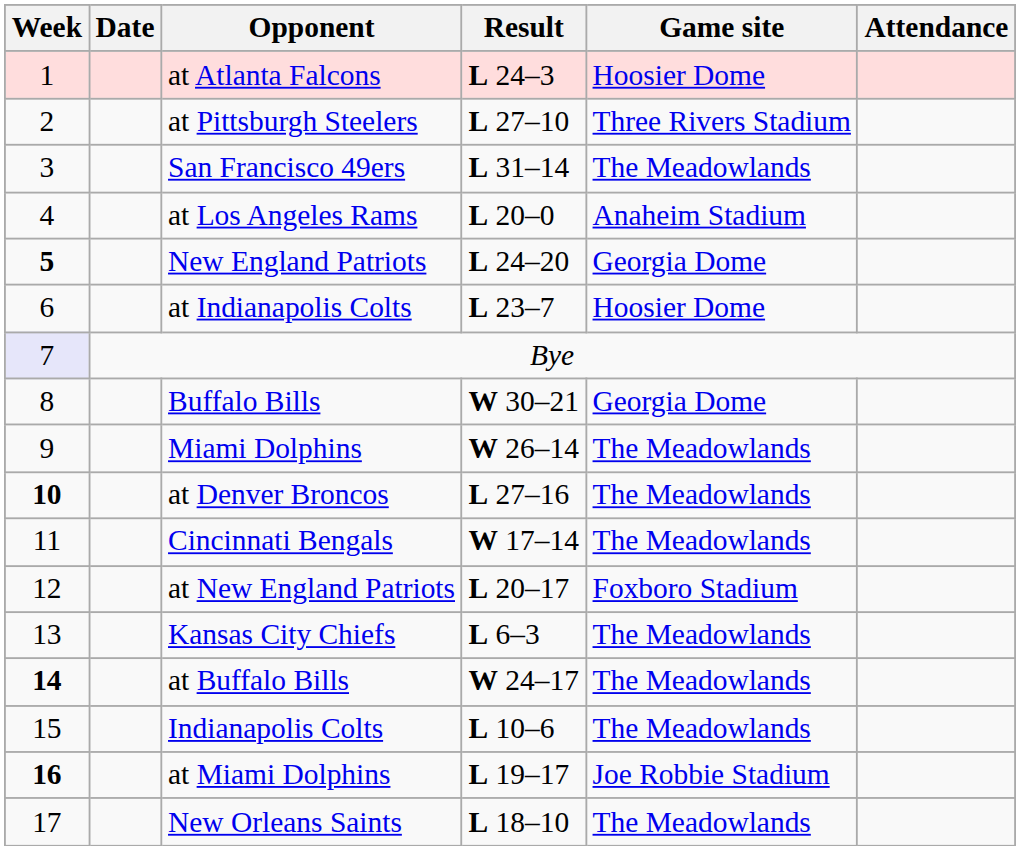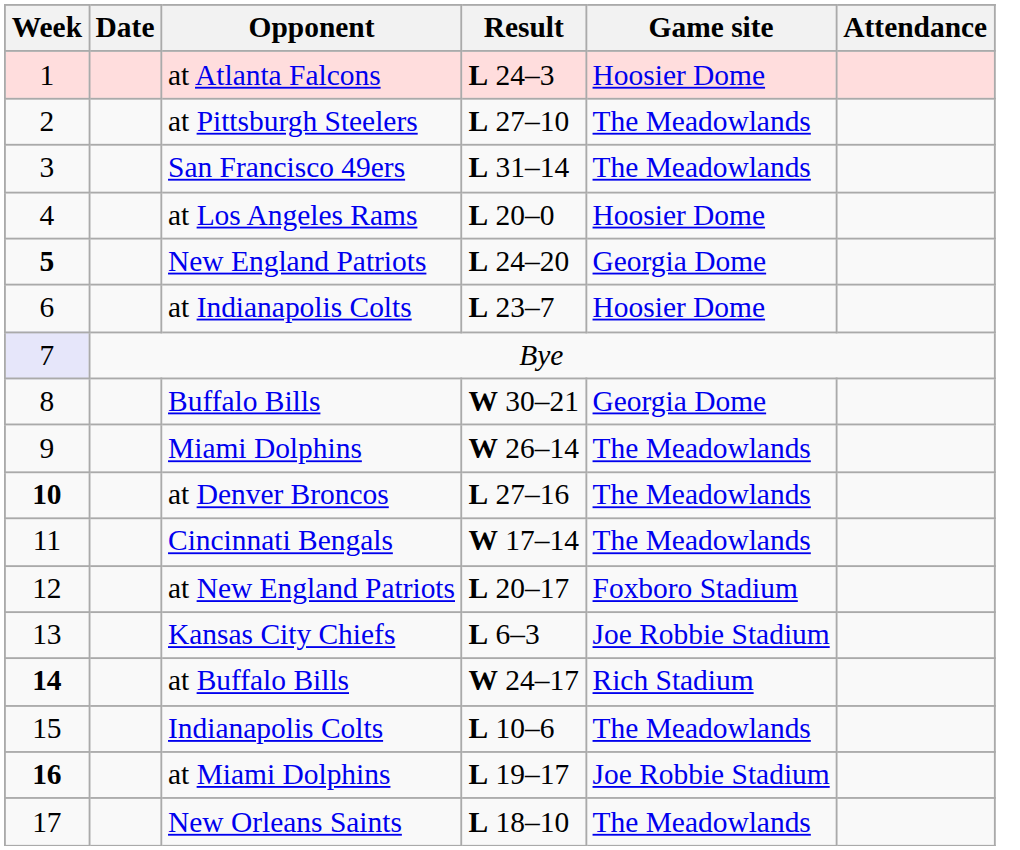(722, 121) Three Rivers Stadium -> (702, 121) The Meadowlands
(699, 214) Anaheim Stadium -> (679, 214) Hoosier Dome
(702, 634) The Meadowlands -> (711, 634) Joe Robbie Stadium
(702, 681) The Meadowlands -> (673, 681) Rich Stadium
